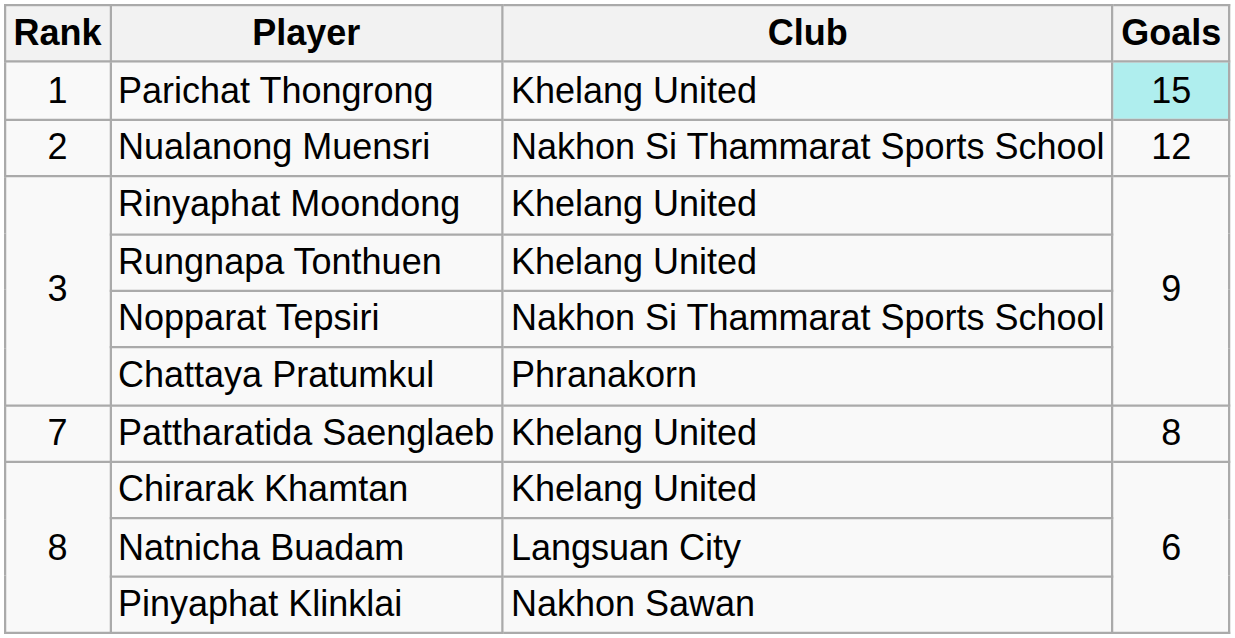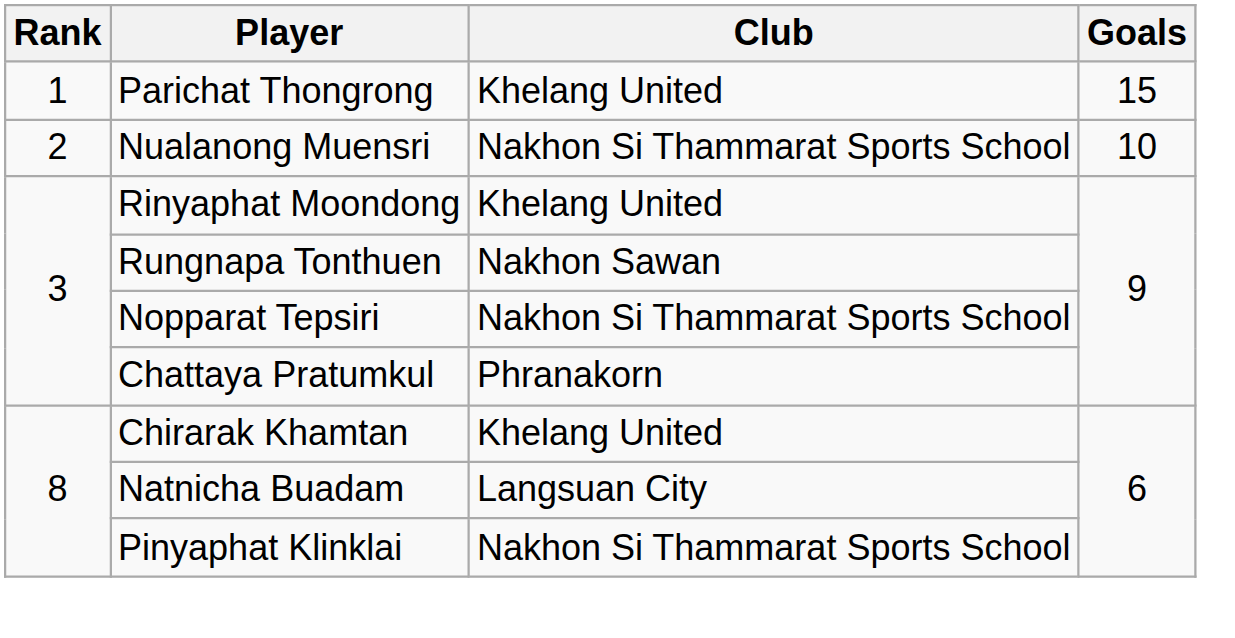(1171, 90) paleturquoise background -> (1137, 90) no background
(1171, 147) 12 -> (1137, 147) 10
(634, 261) Khelang United -> (599, 261) Nakhon Sawan
- row: (306, 432)
(633, 603) Nakhon Sawan -> (774, 546) Nakhon Si Thammarat Sports School
